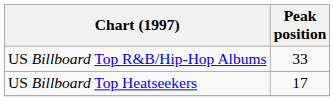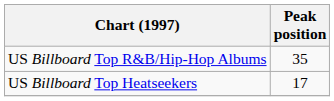(300, 58) 33 -> (300, 58) 35
